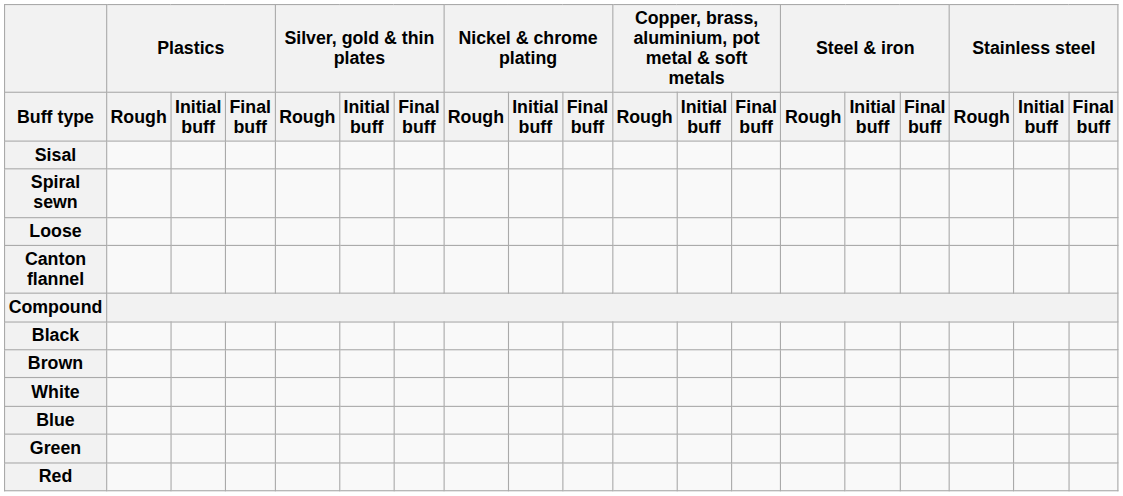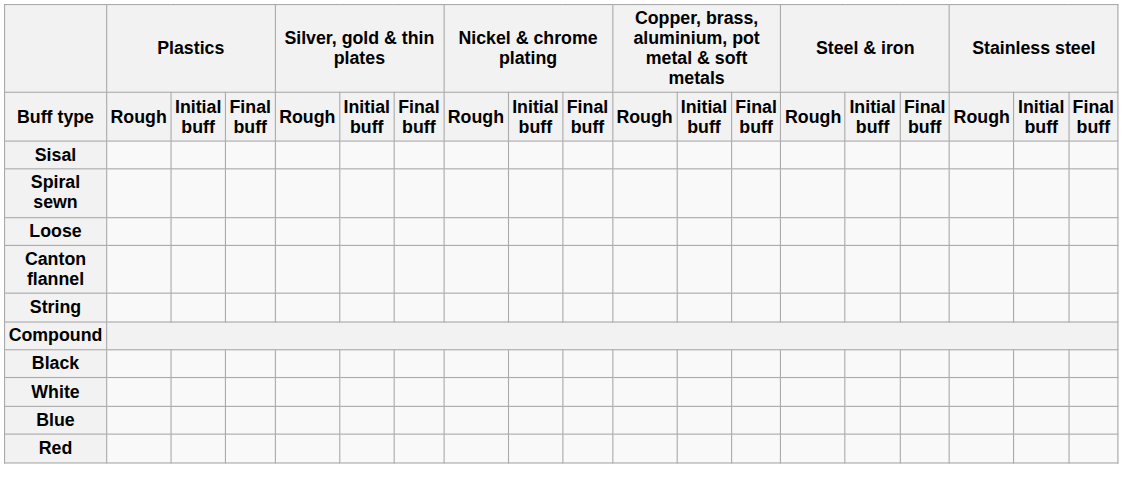+ row: (55, 307)
- row: (55, 363)
- row: (55, 448)
